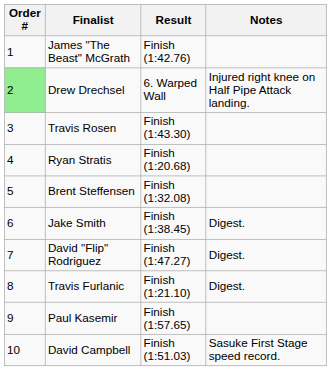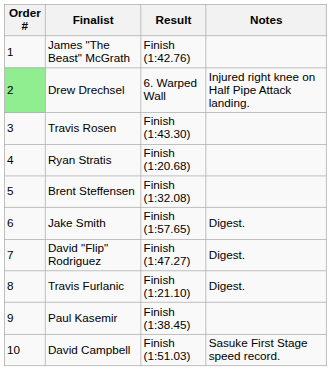(167, 223) Finish (1:38.45) -> (167, 223) Finish (1:57.65)
(167, 318) Finish (1:57.65) -> (167, 318) Finish (1:38.45)
